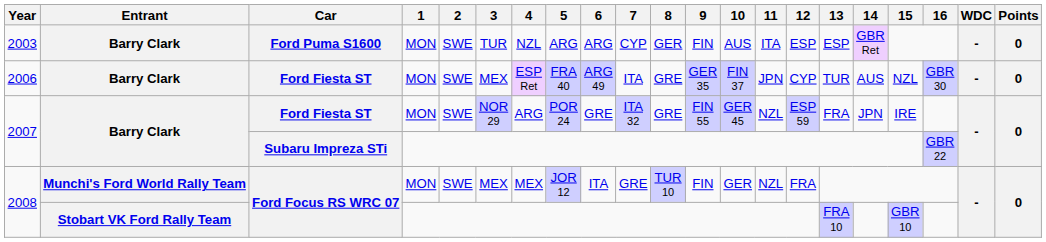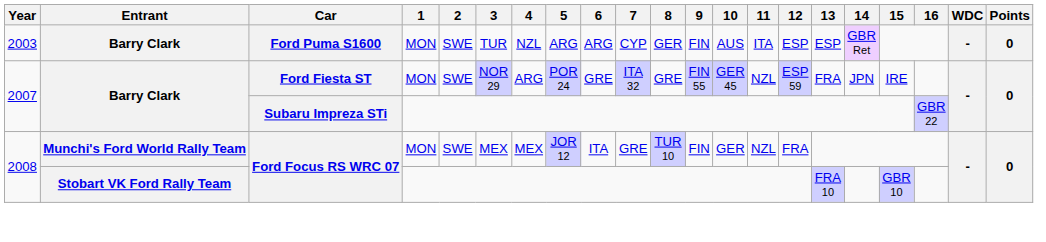- row: (22, 78)
